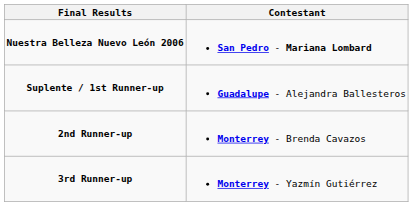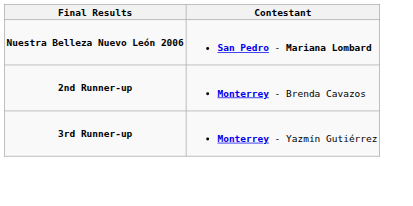- row: (95, 88)
